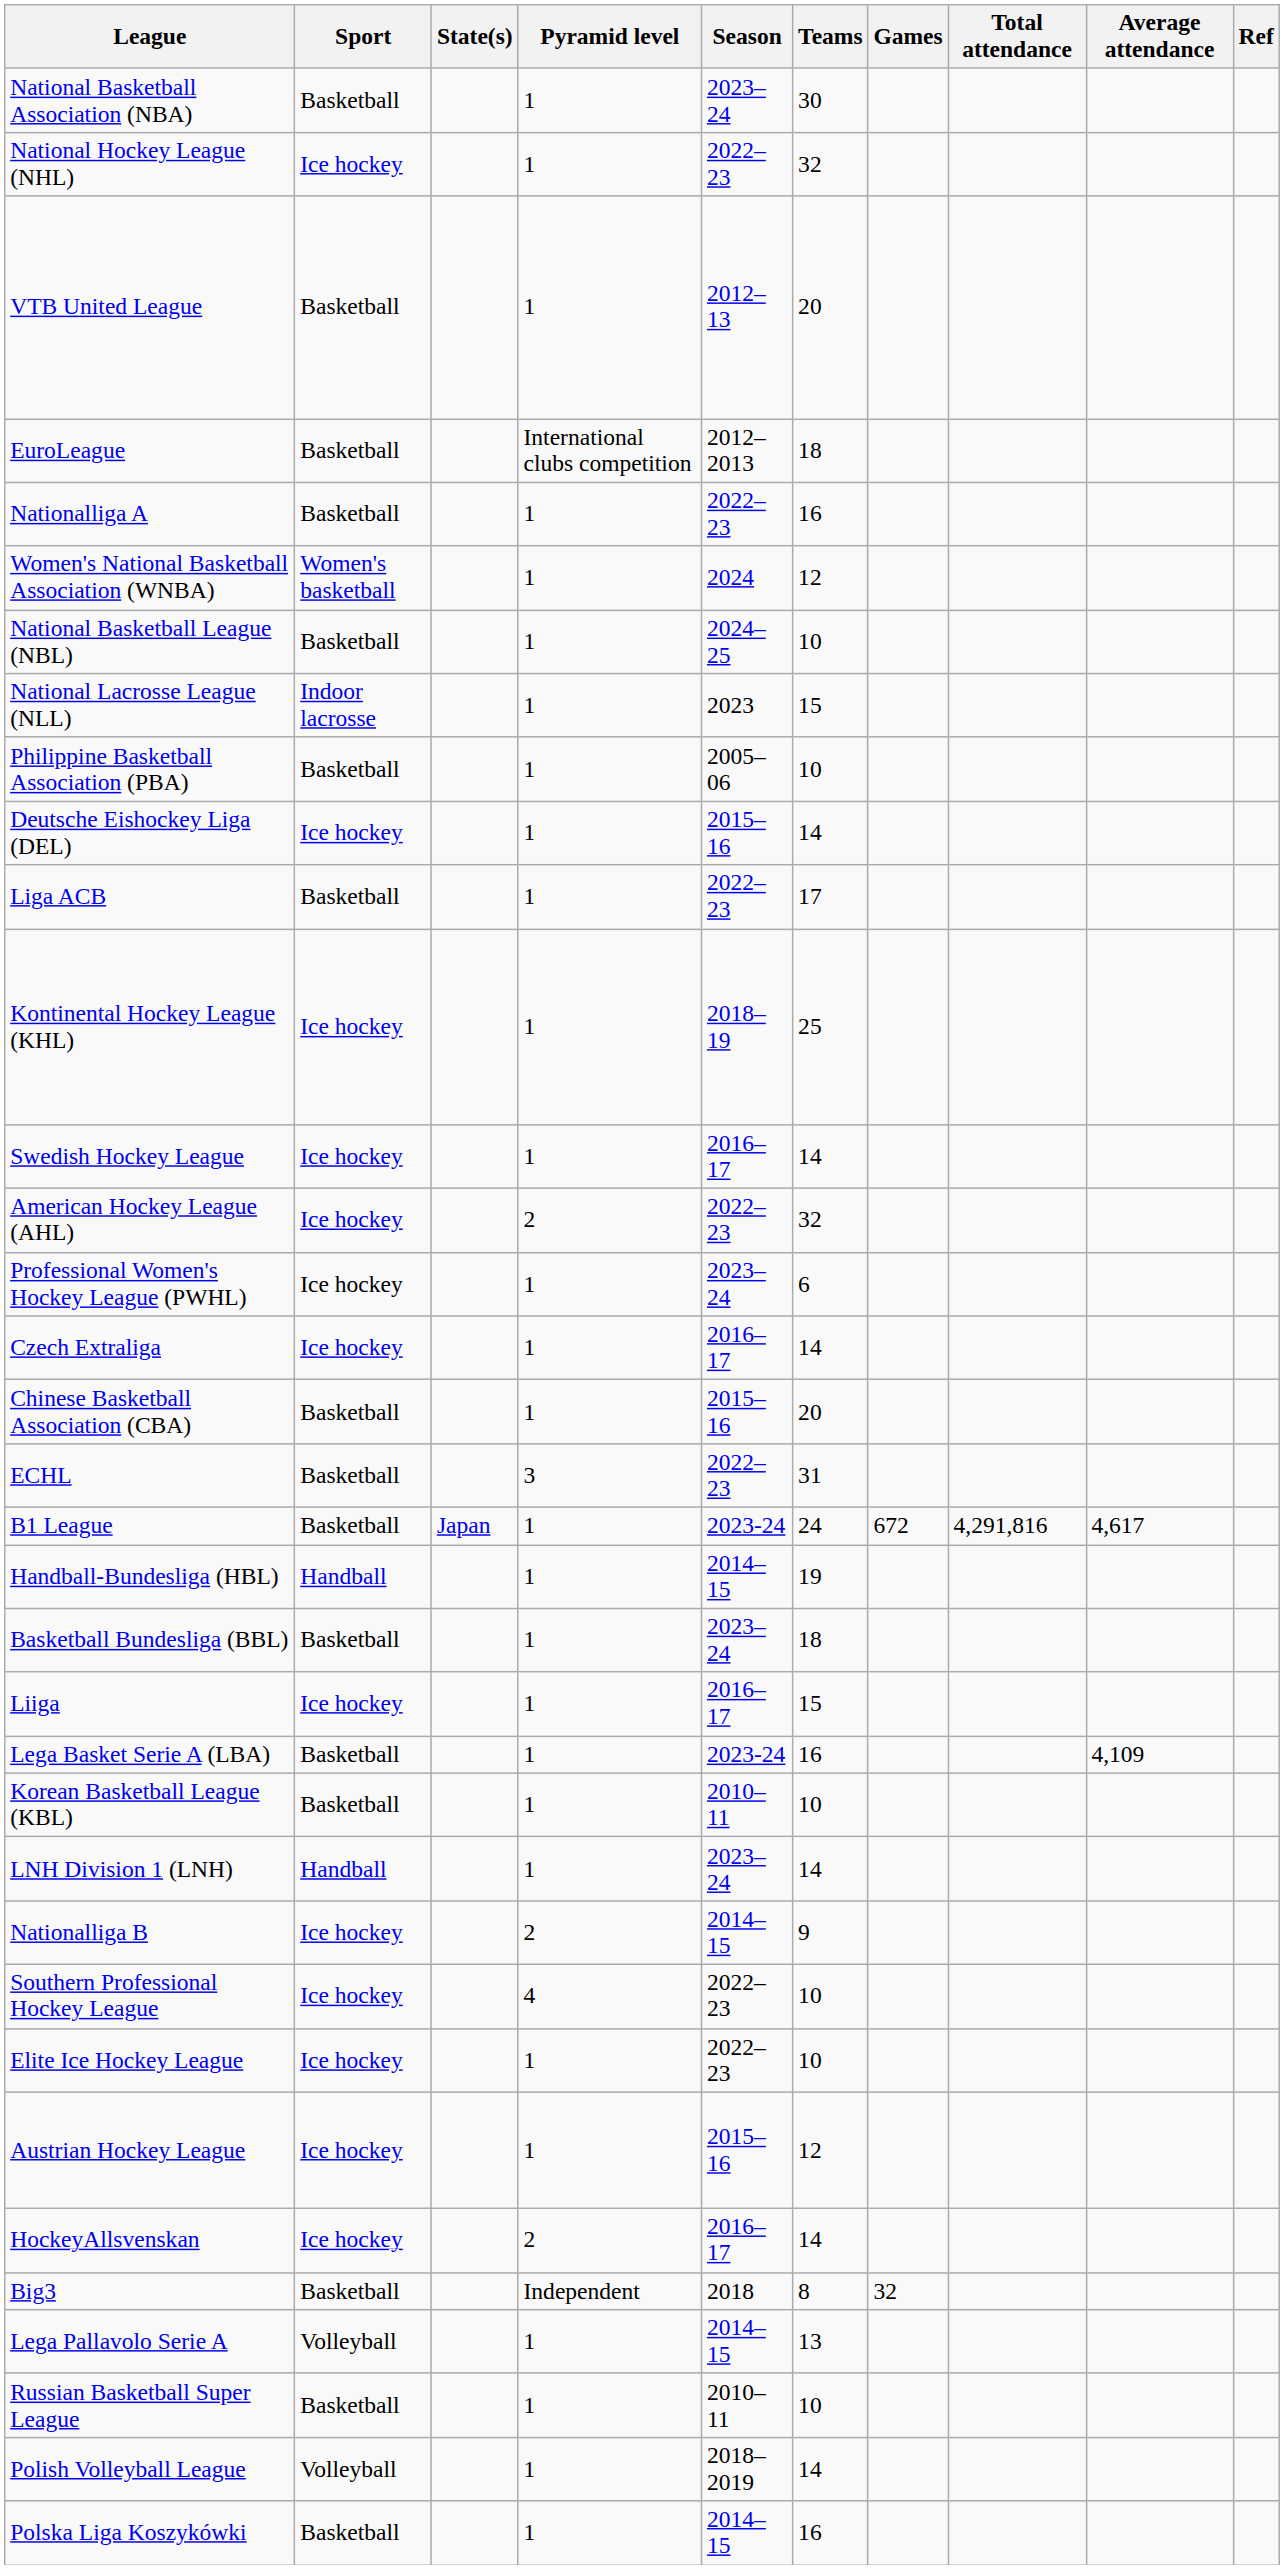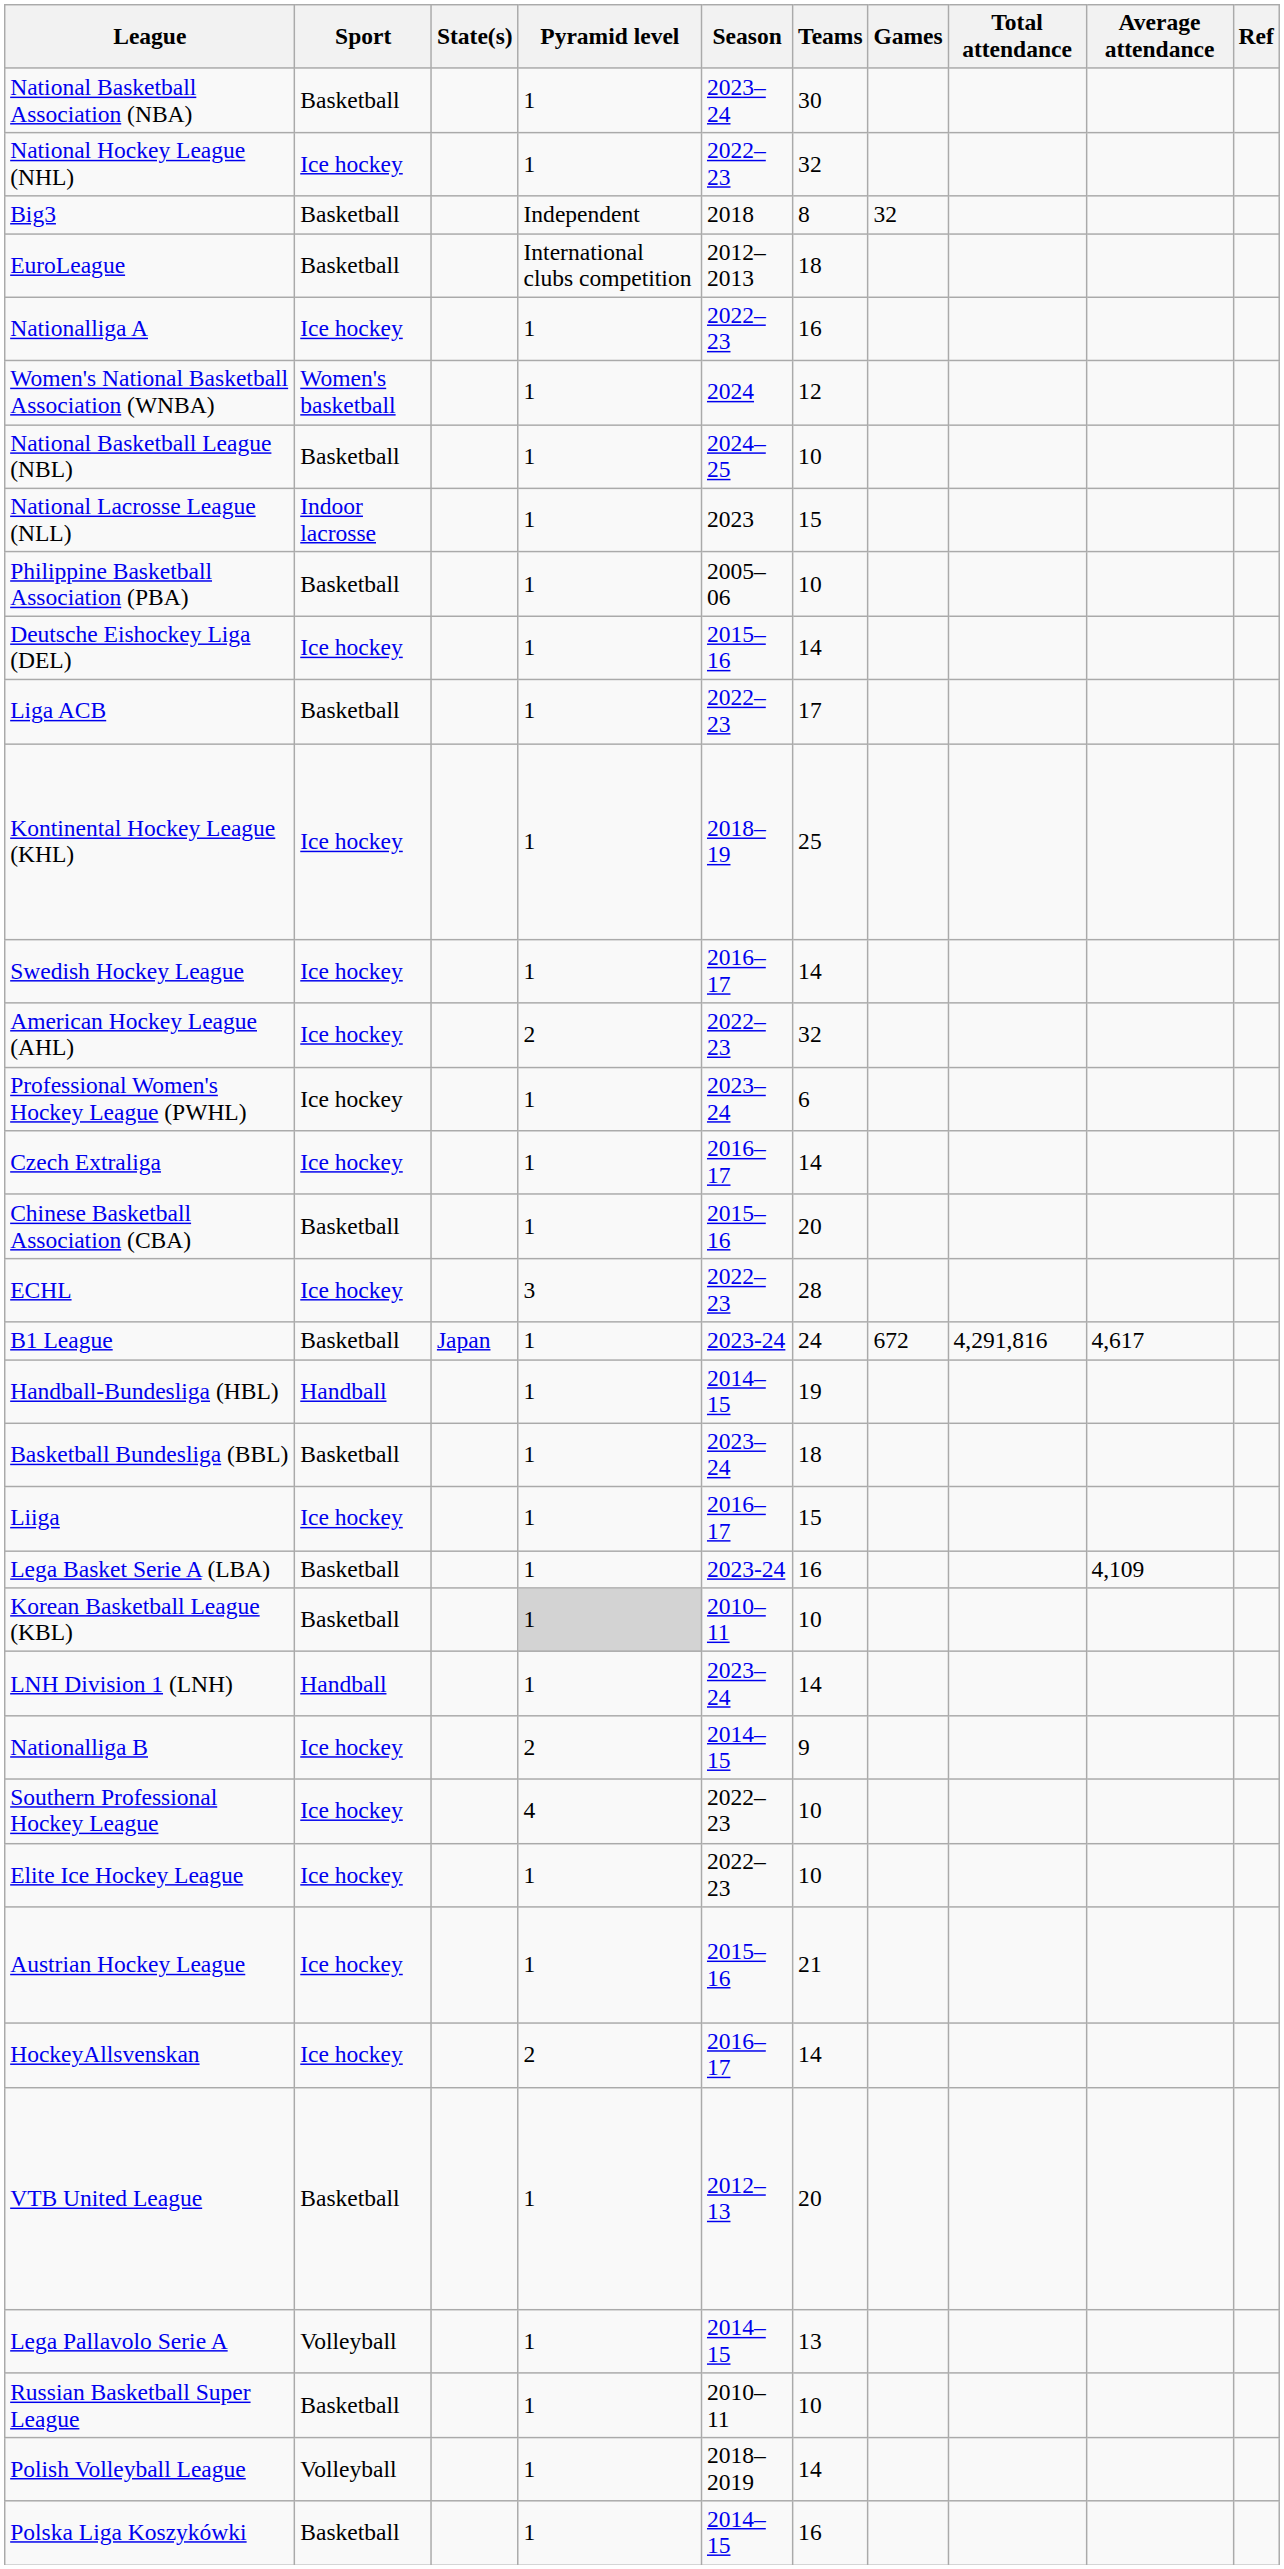rows swapped: (33, 2290) <-> (106, 307)
(350, 513) Basketball -> (352, 328) Ice hockey
(350, 1475) Basketball -> (352, 1289) Ice hockey
(810, 1475) 31 -> (810, 1289) 28
(529, 1804) no background -> (529, 1619) lightgrey background
(810, 2150) 12 -> (810, 1964) 21
